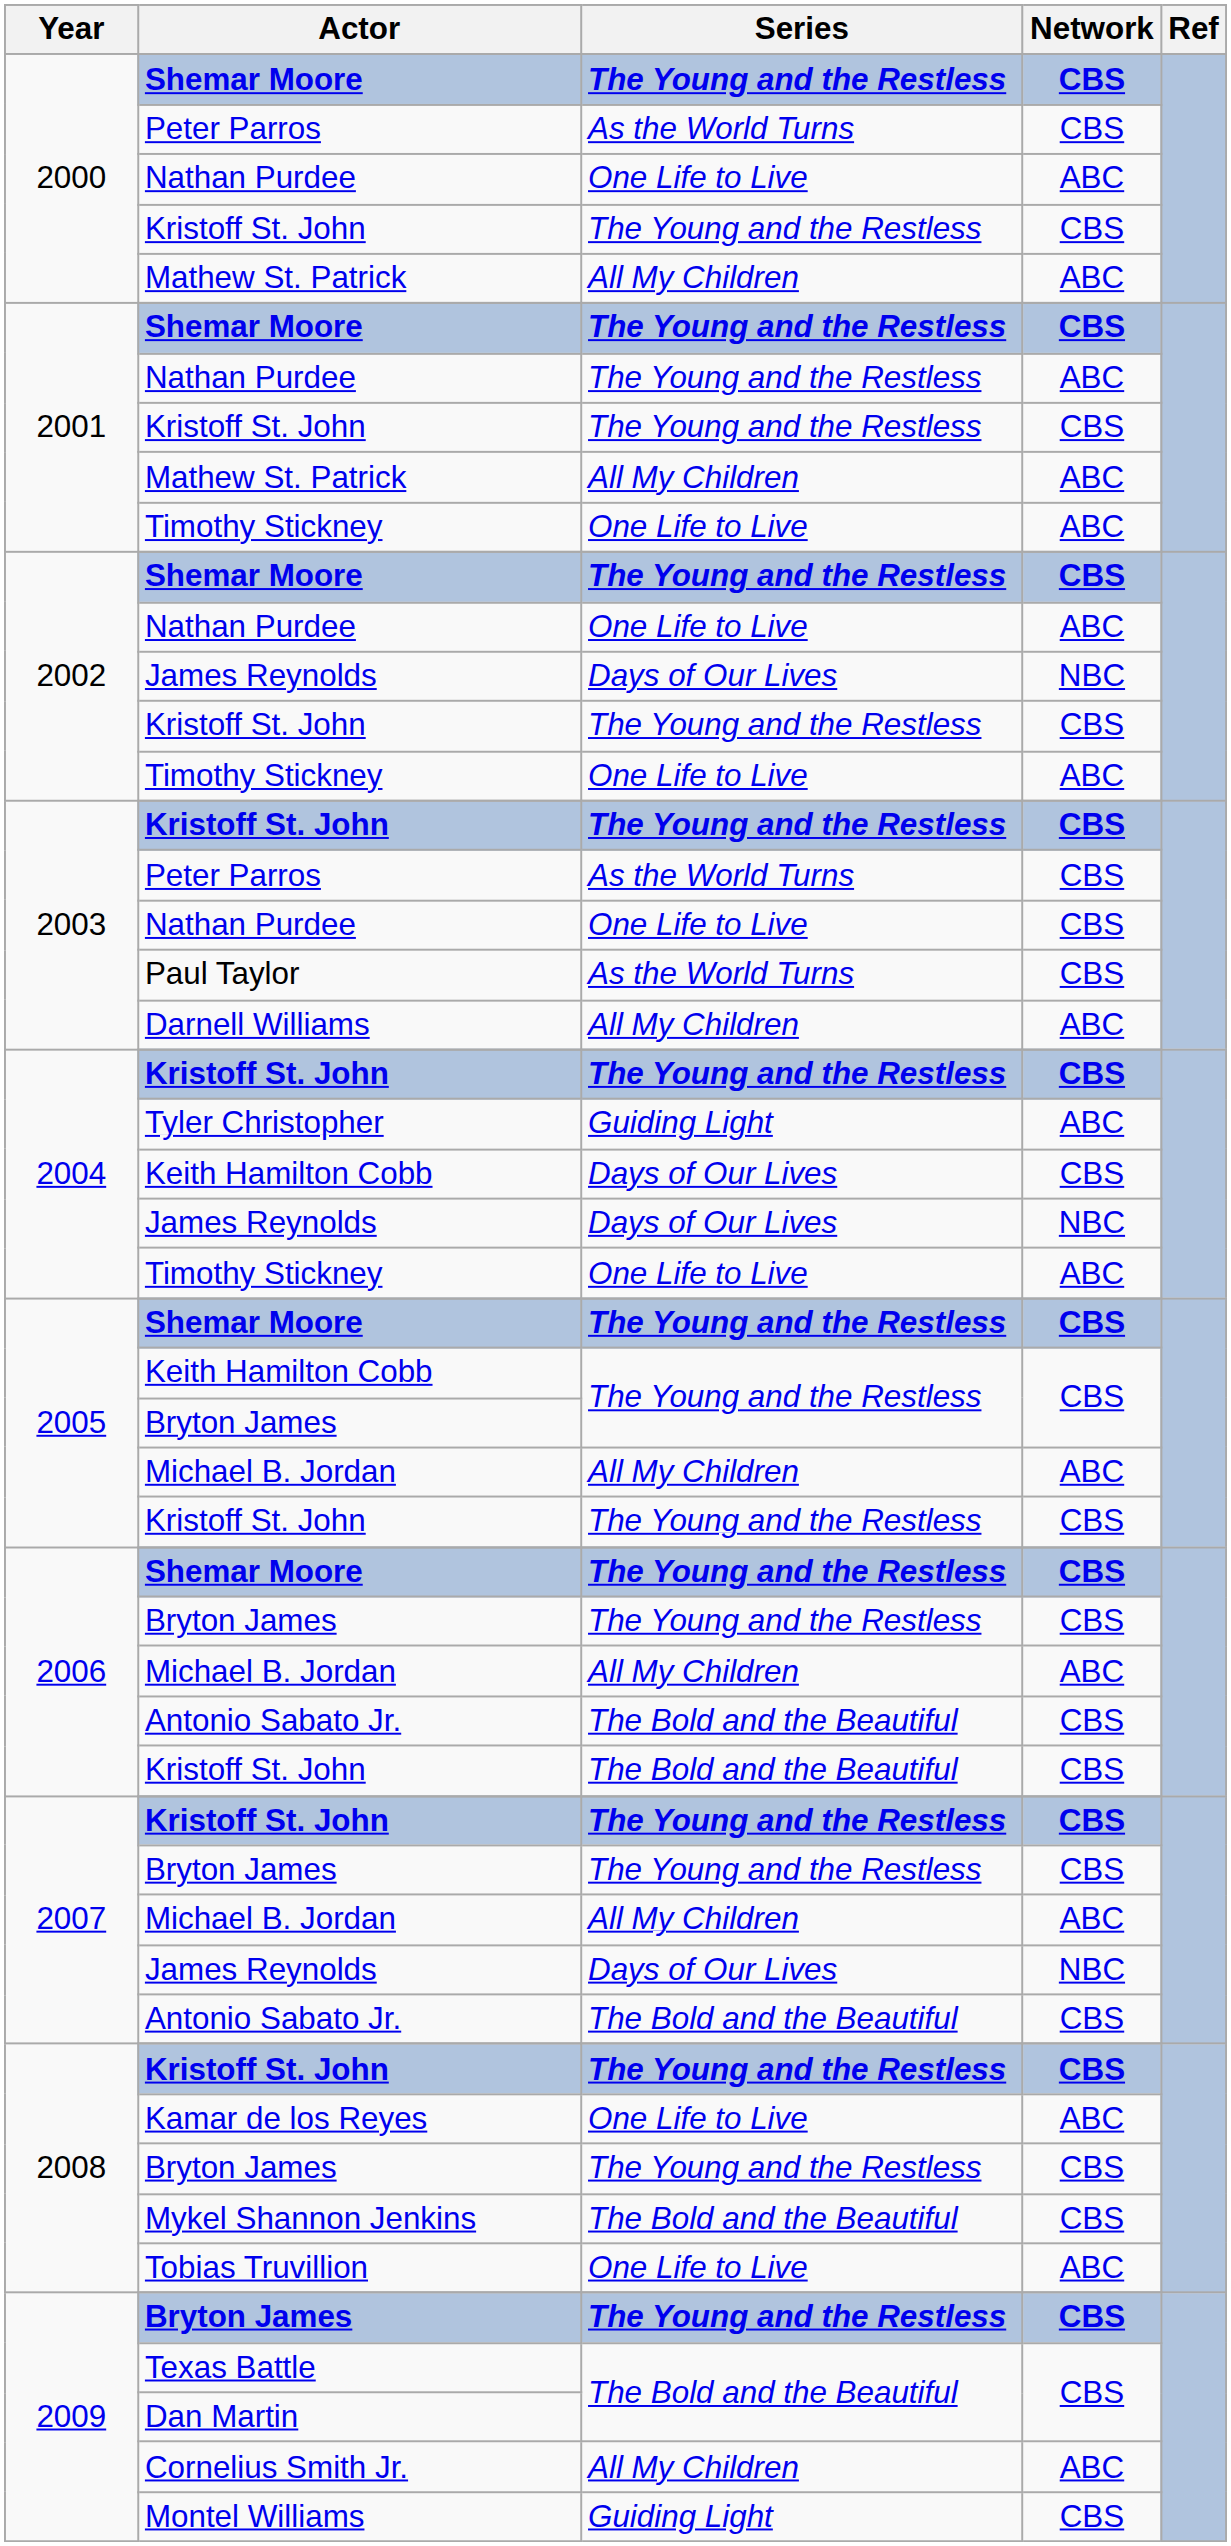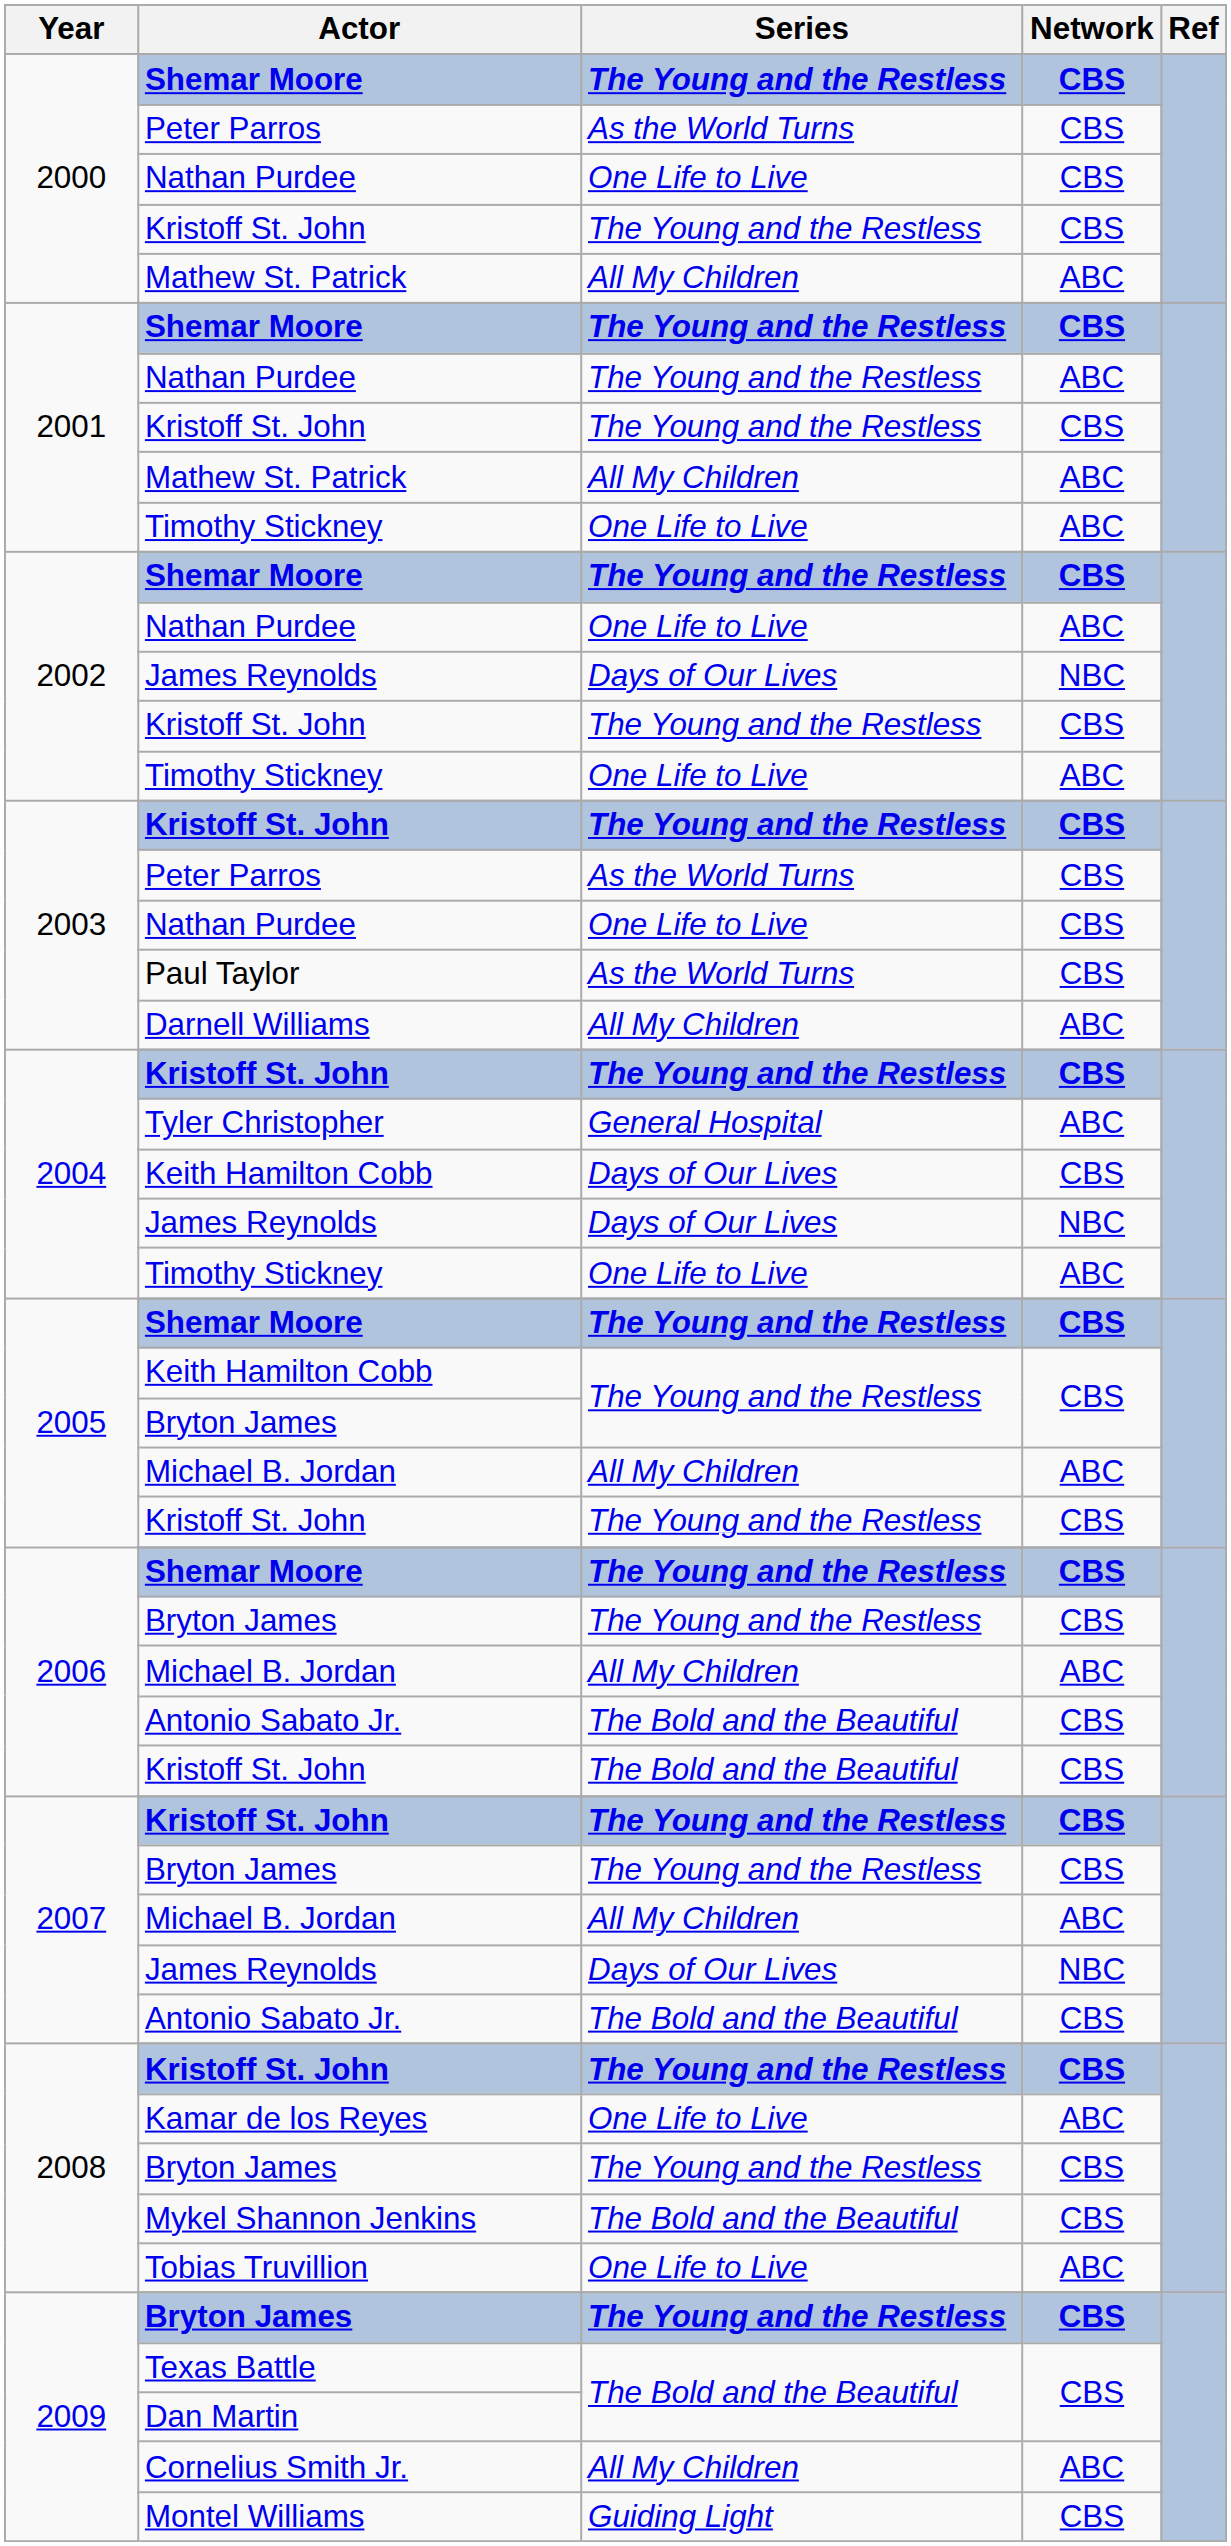(1092, 178) ABC -> (1092, 178) CBS
(680, 1123) Guiding Light -> (705, 1123) General Hospital
